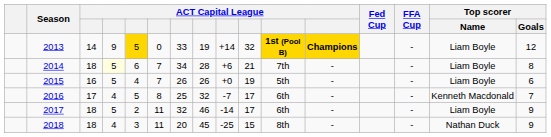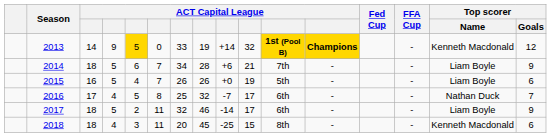(473, 46) Liam Boyle -> (473, 46) Kenneth Macdonald
(114, 66) lightyellow background -> (114, 66) no background
(531, 66) 8 -> (531, 66) 9
(473, 96) Kenneth Macdonald -> (473, 96) Nathan Duck
(473, 125) Nathan Duck -> (473, 125) Kenneth Macdonald
(531, 125) 9 -> (531, 125) 6
